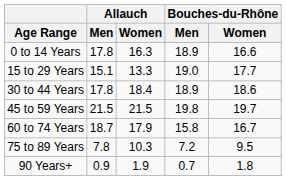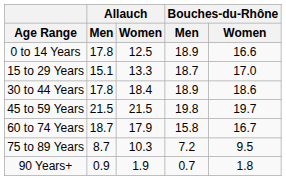(140, 52) 16.3 -> (140, 52) 12.5
(187, 71) 19.0 -> (187, 71) 18.7
(245, 71) 17.7 -> (245, 71) 17.0
(101, 147) 7.8 -> (101, 147) 8.7
